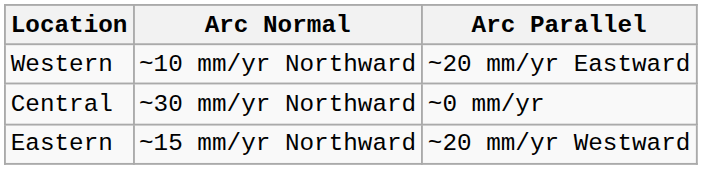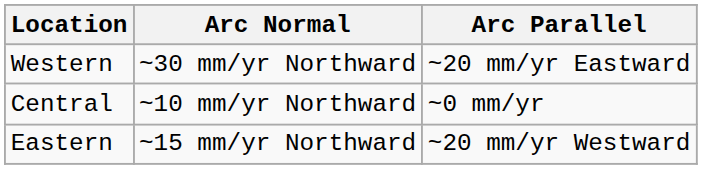(278, 64) ~10 mm/yr Northward -> (278, 64) ~30 mm/yr Northward
(278, 104) ~30 mm/yr Northward -> (278, 104) ~10 mm/yr Northward
